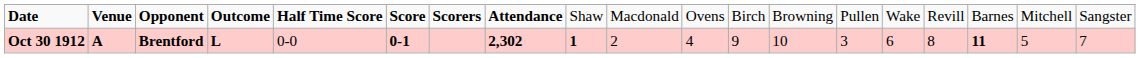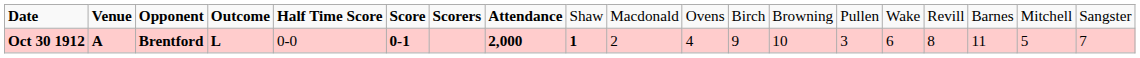(505, 40) 2,302 -> (505, 40) 2,000
(979, 40) bold -> (979, 40) normal
